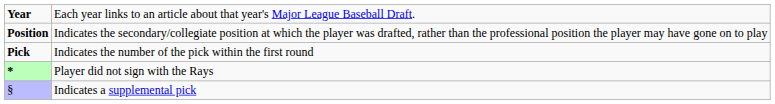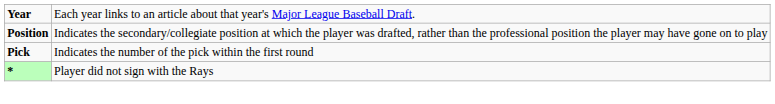- row: (10, 90)
